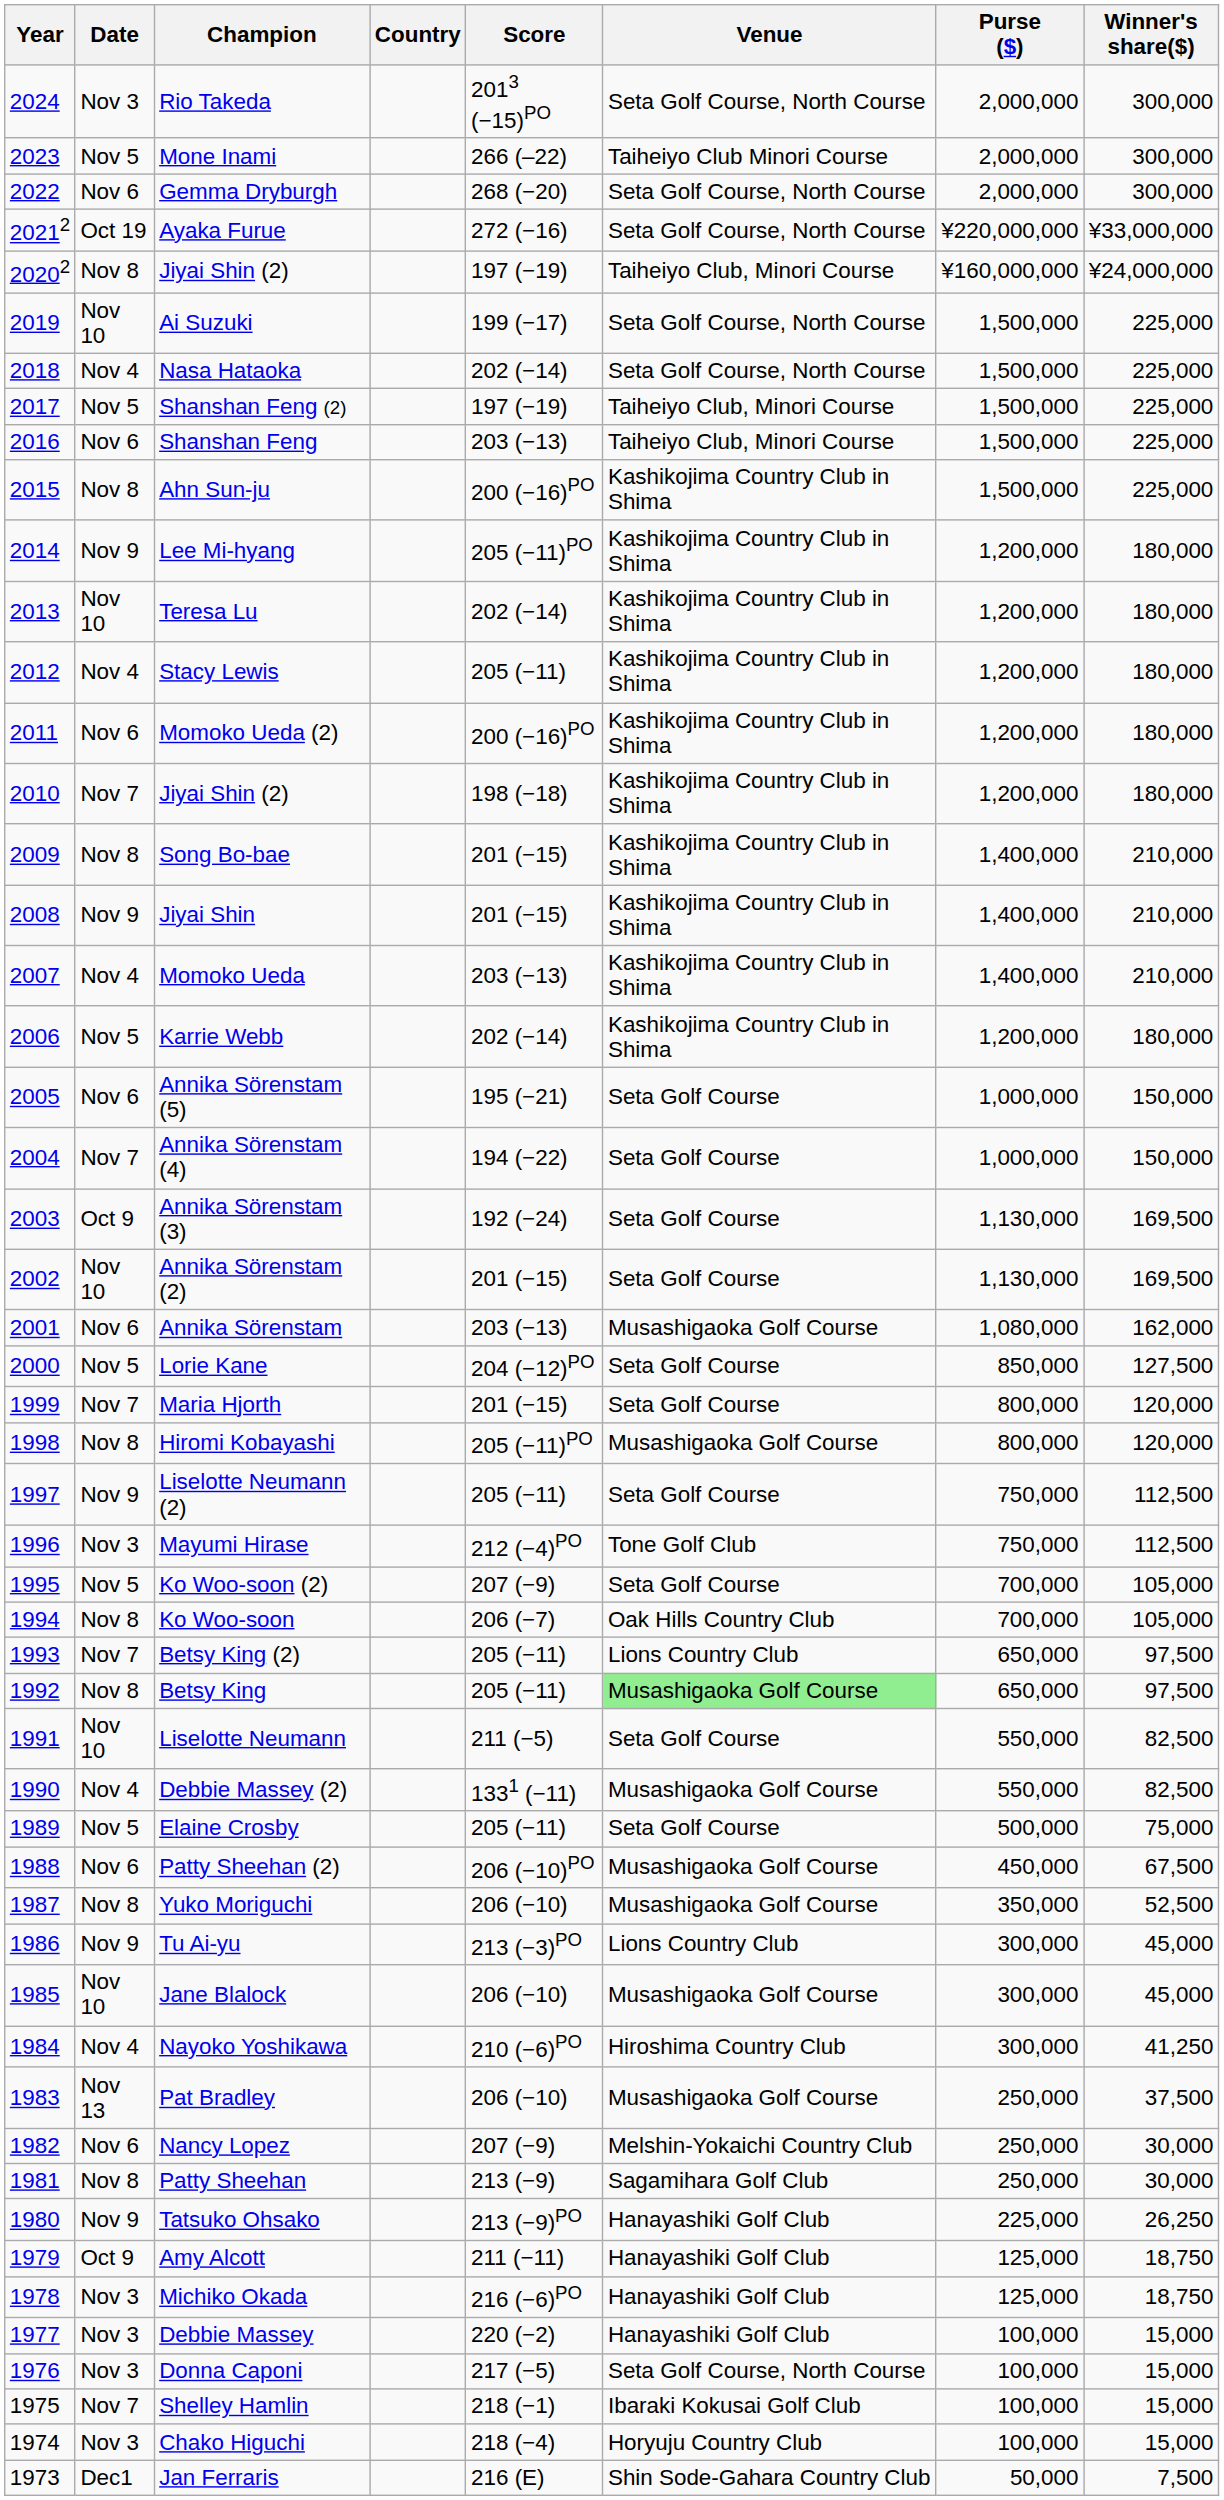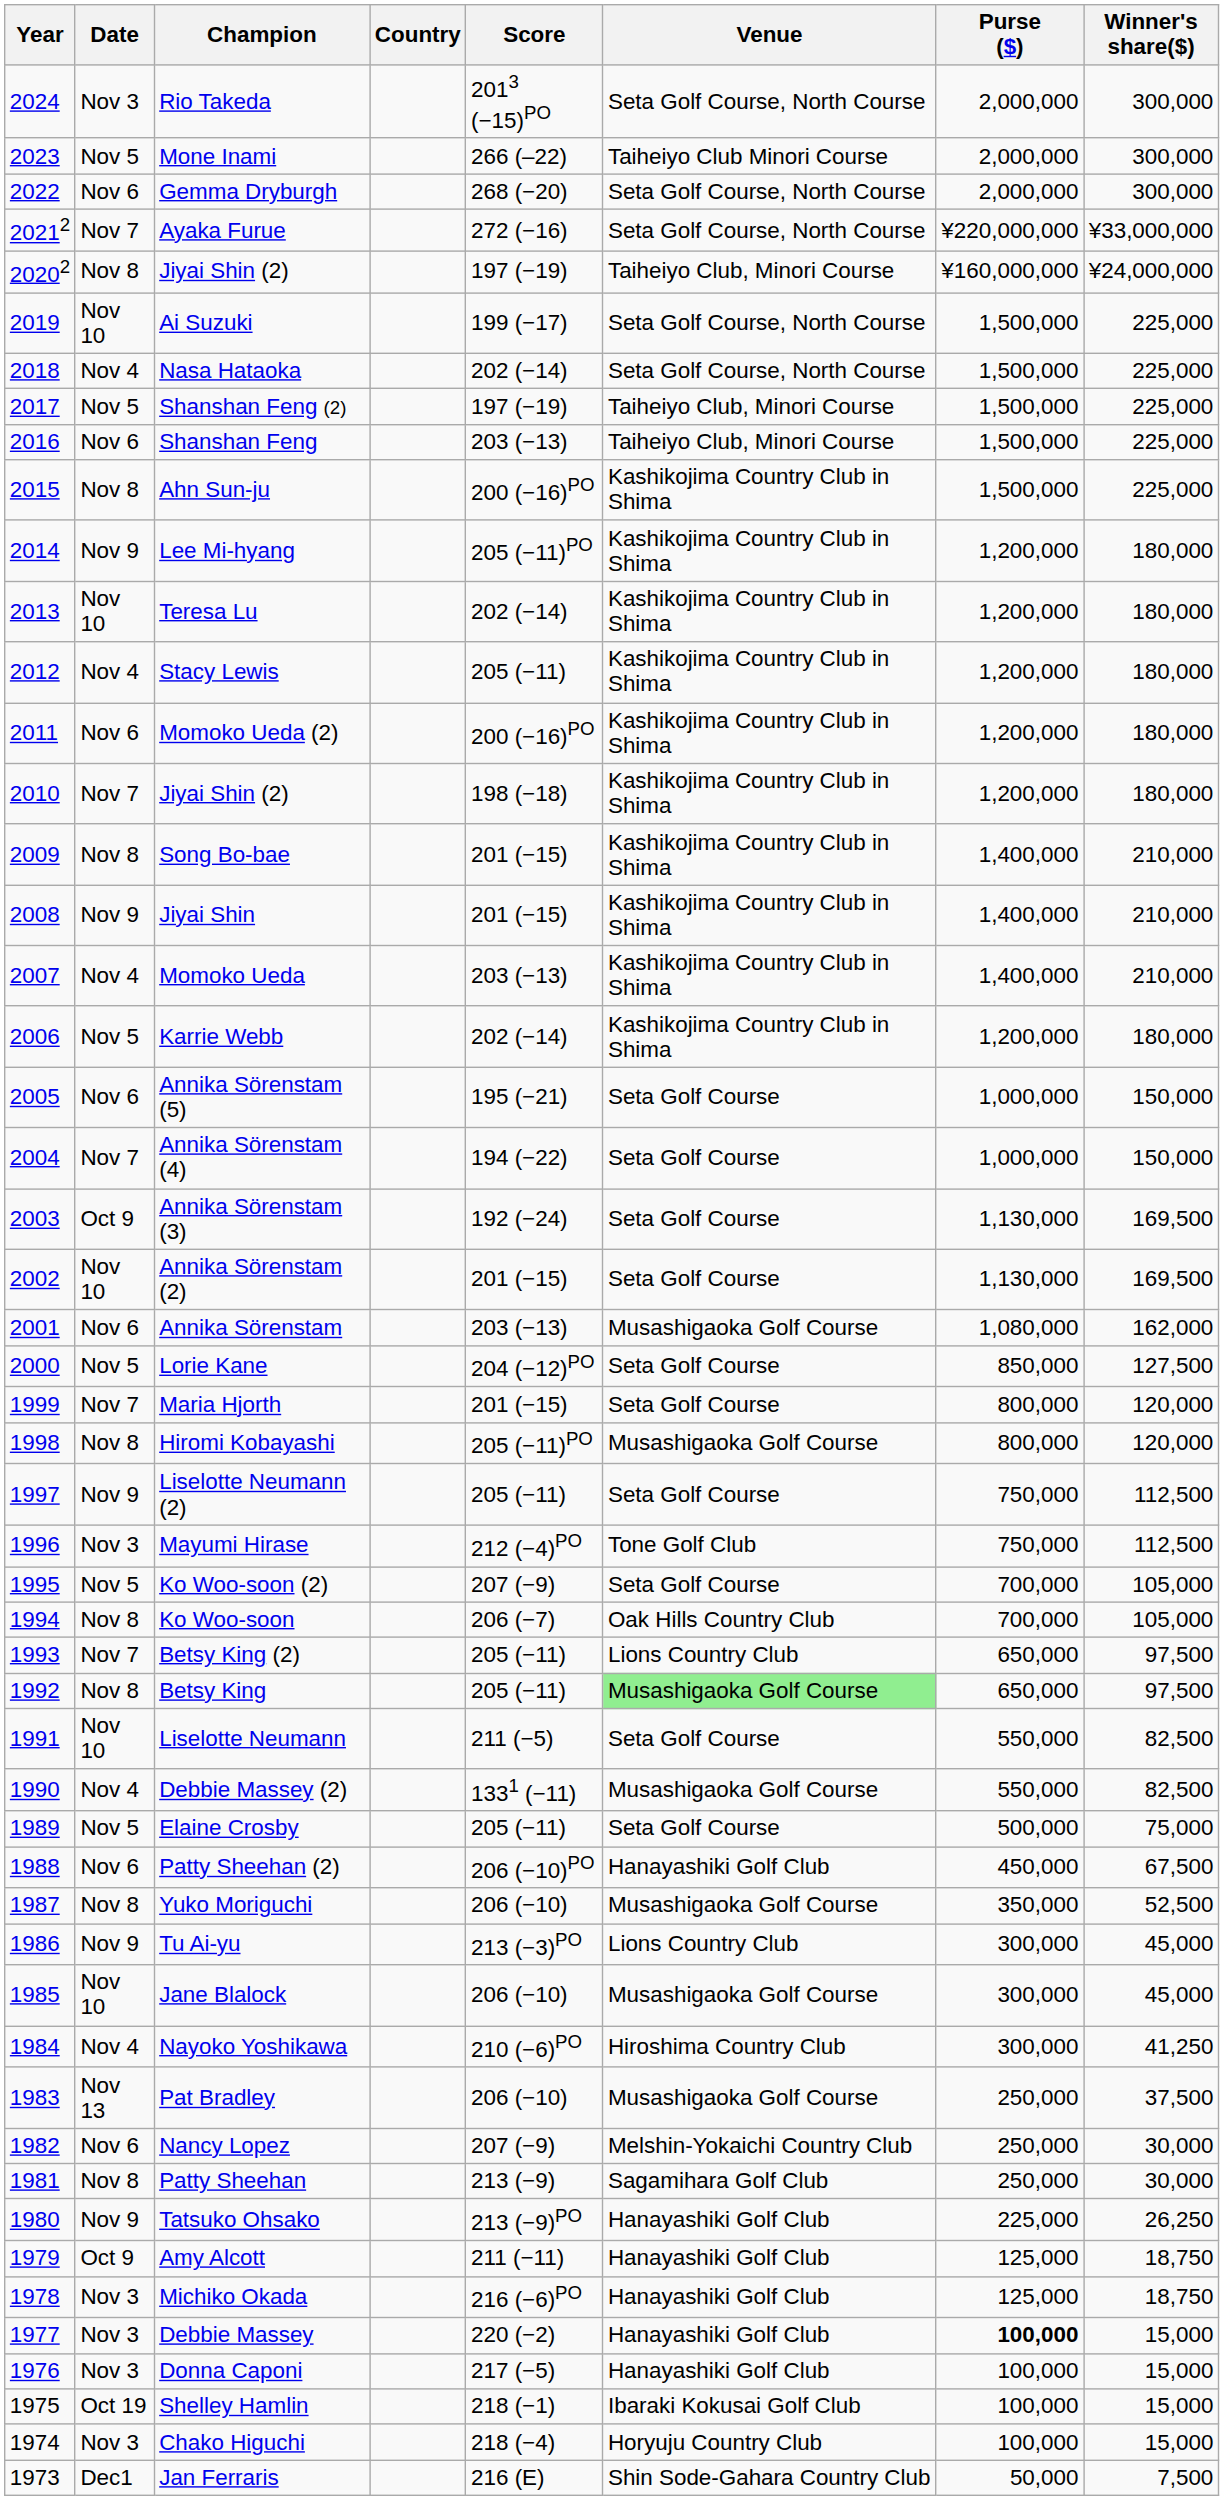(113, 229) Oct 19 -> (110, 229) Nov 7
(743, 1866) Musashigaoka Golf Course -> (719, 1866) Hanayashiki Golf Club
(1038, 2335) normal -> (1038, 2335) bold
(767, 2370) Seta Golf Course, North Course -> (719, 2370) Hanayashiki Golf Club
(110, 2406) Nov 7 -> (113, 2406) Oct 19
